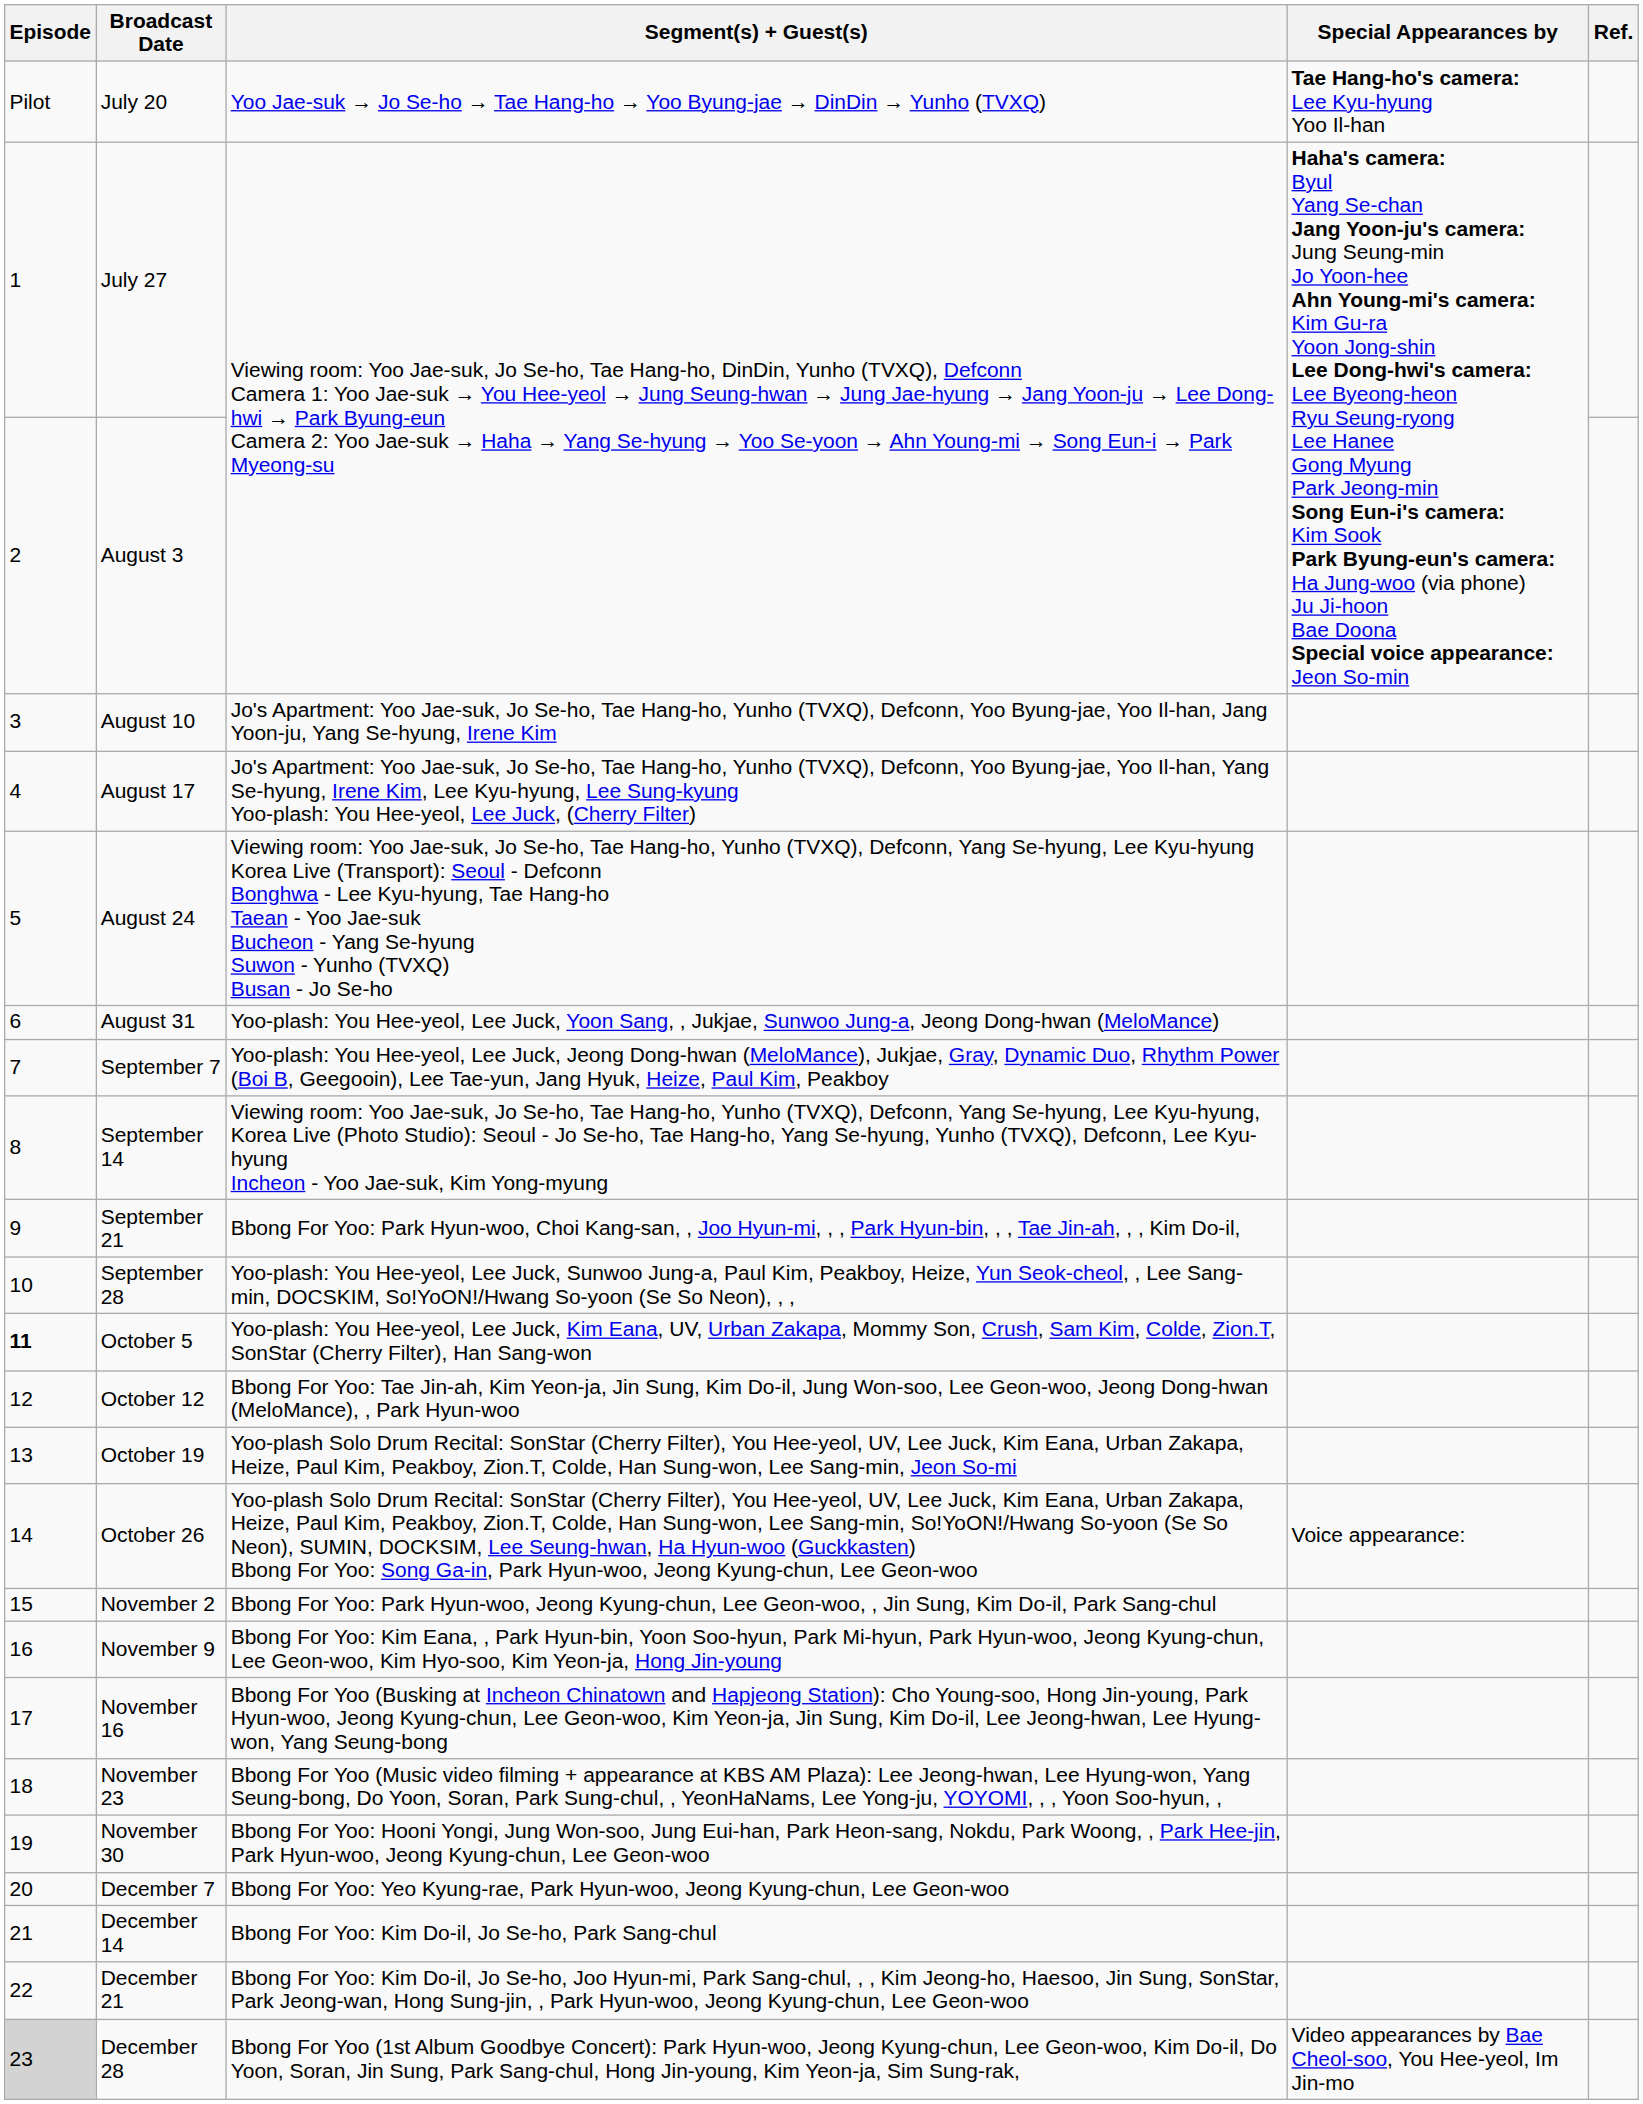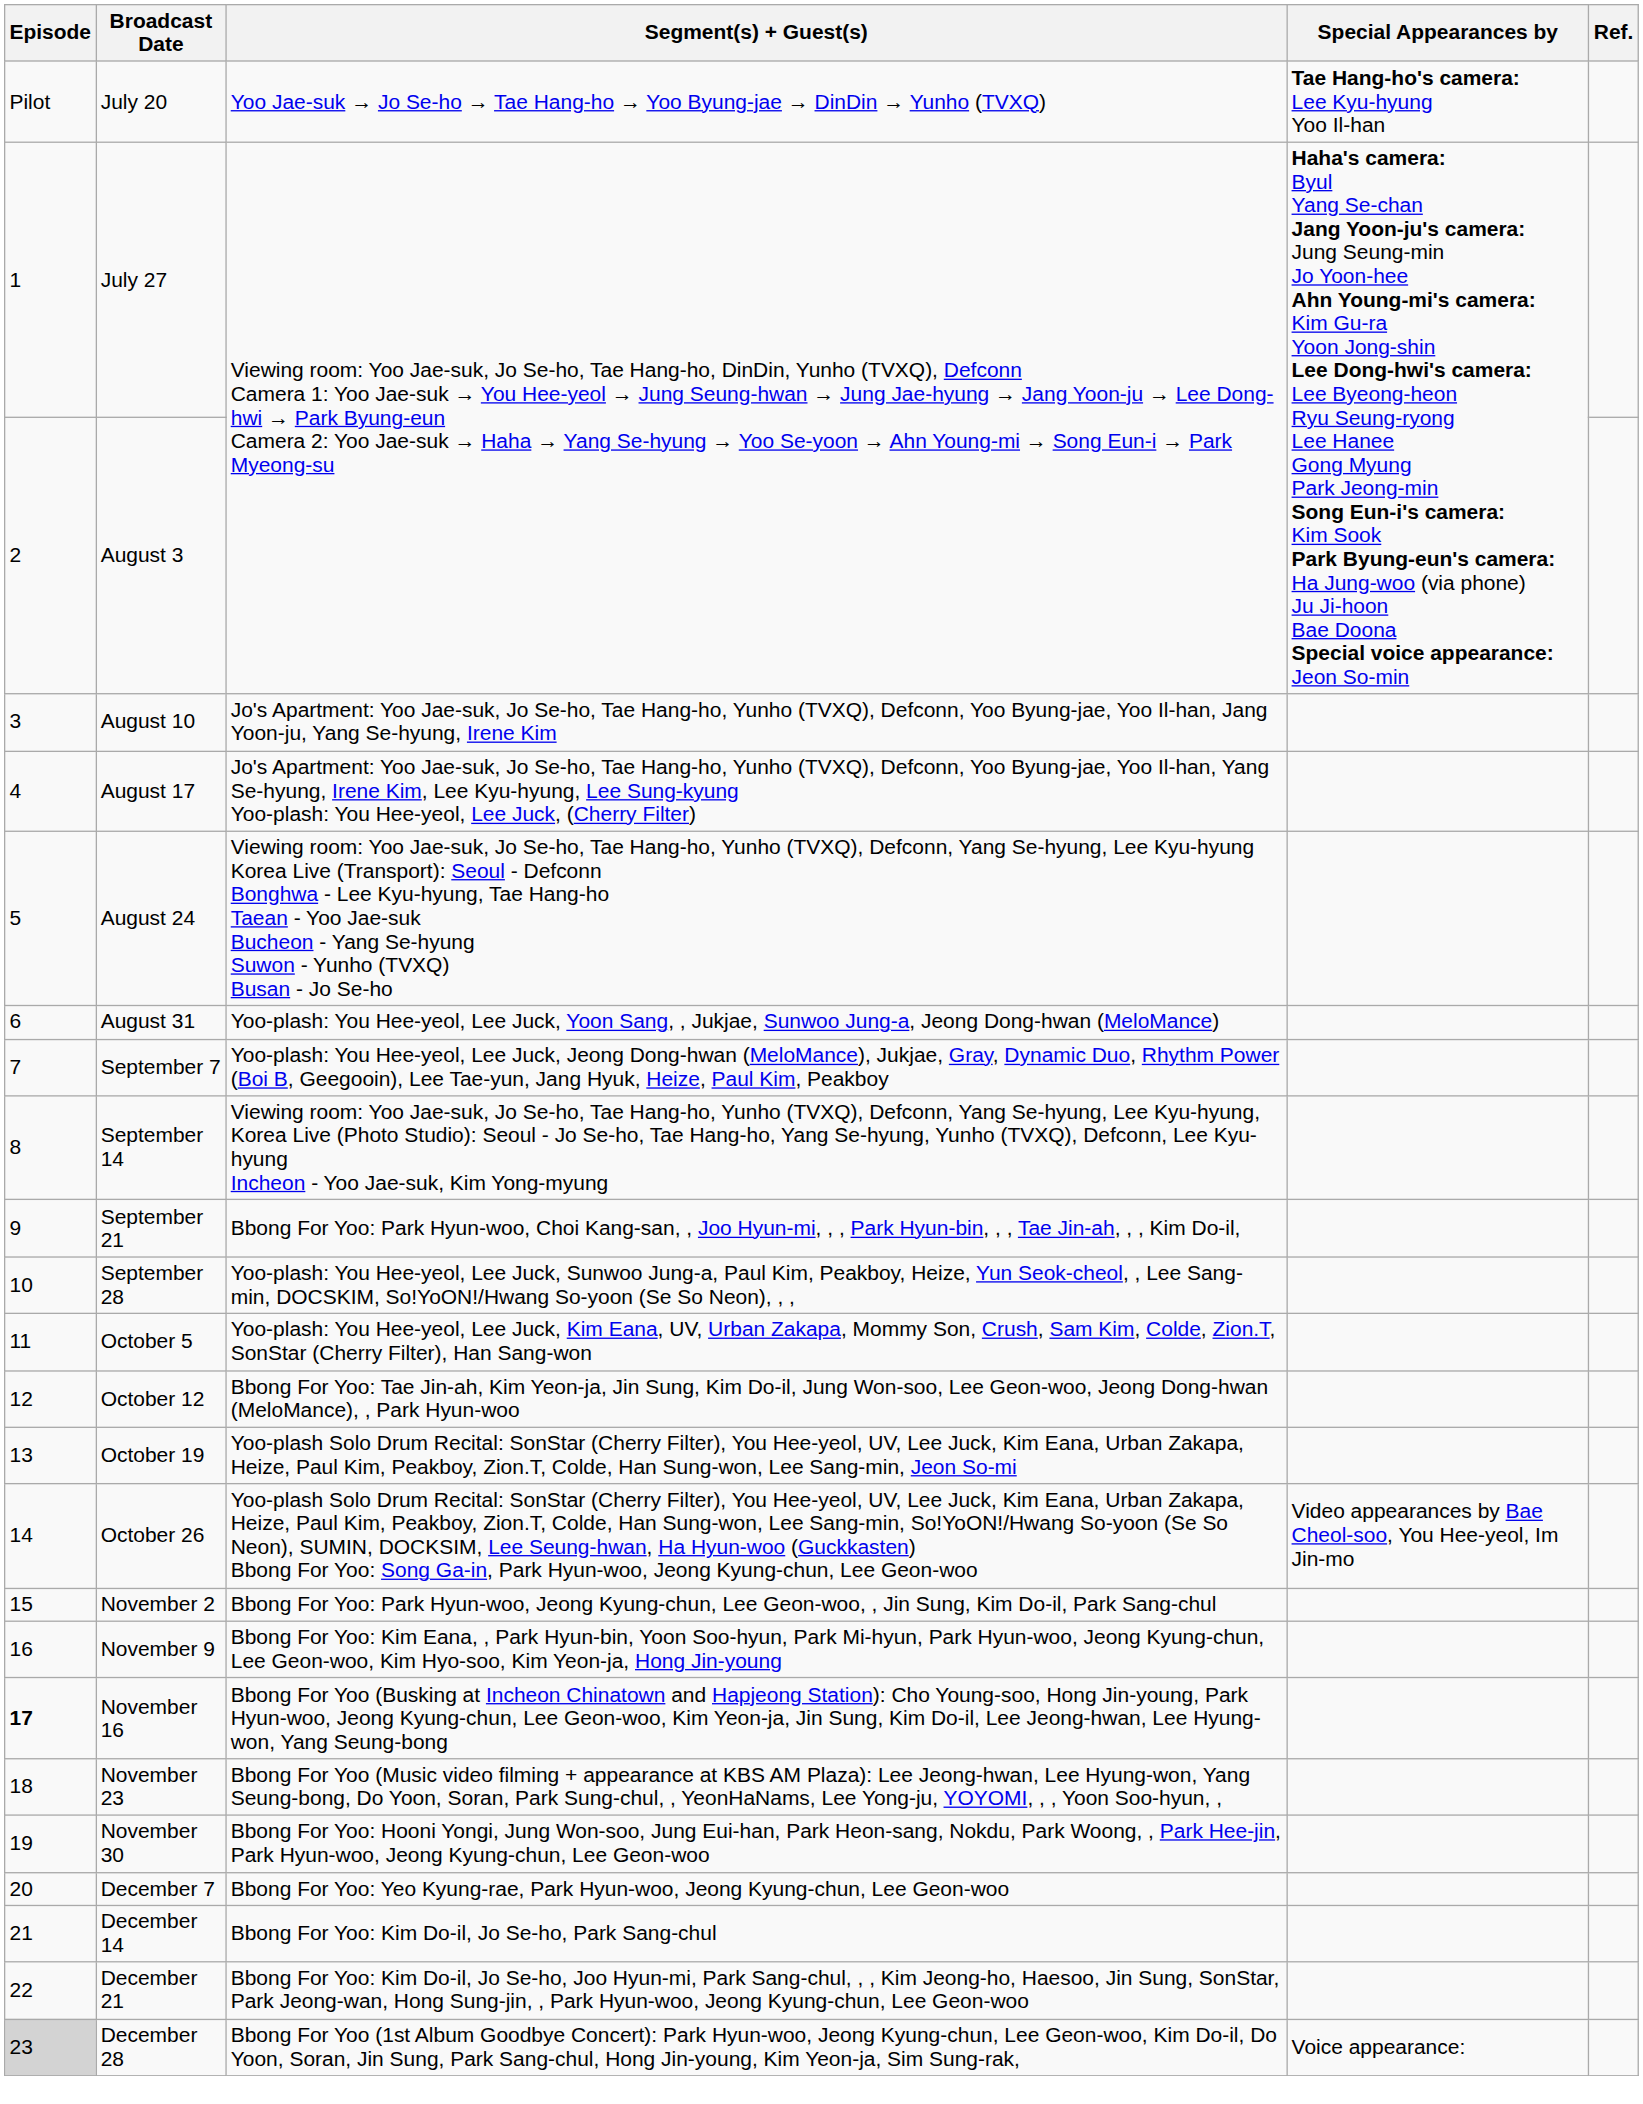(21, 1341) bold -> (20, 1341) normal
(1378, 1535) Voice appearance: -> (1425, 1535) Video appearances by Bae Cheol-soo, You Hee-yeol, Im Jin-mo
(21, 1718) normal -> (21, 1718) bold
(1425, 2058) Video appearances by Bae Cheol-soo, You Hee-yeol, Im Jin-mo -> (1378, 2047) Voice appearance:
